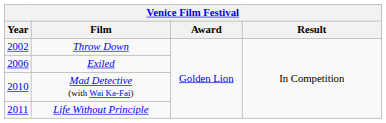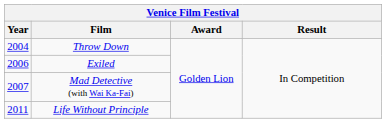(18, 47) 2002 -> (18, 47) 2004
(18, 87) 2010 -> (18, 87) 2007
